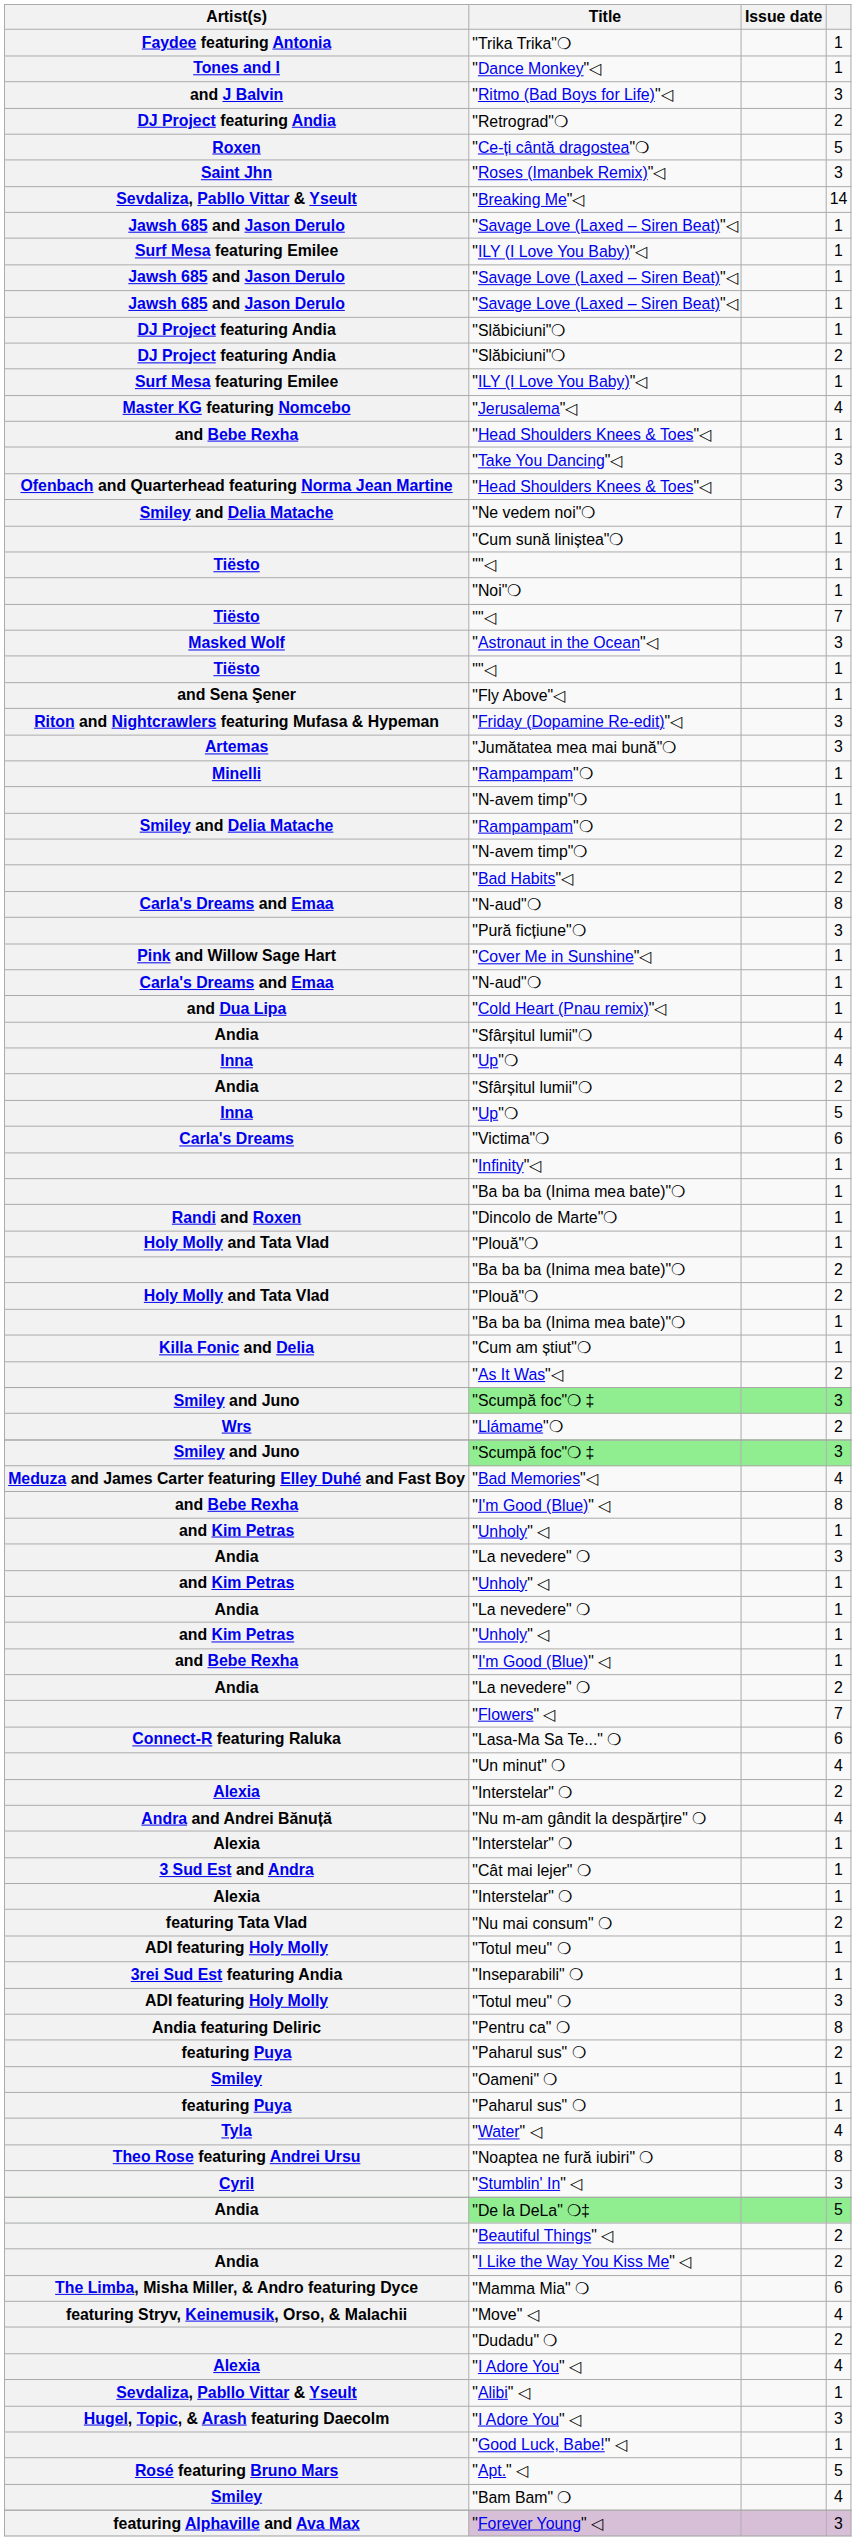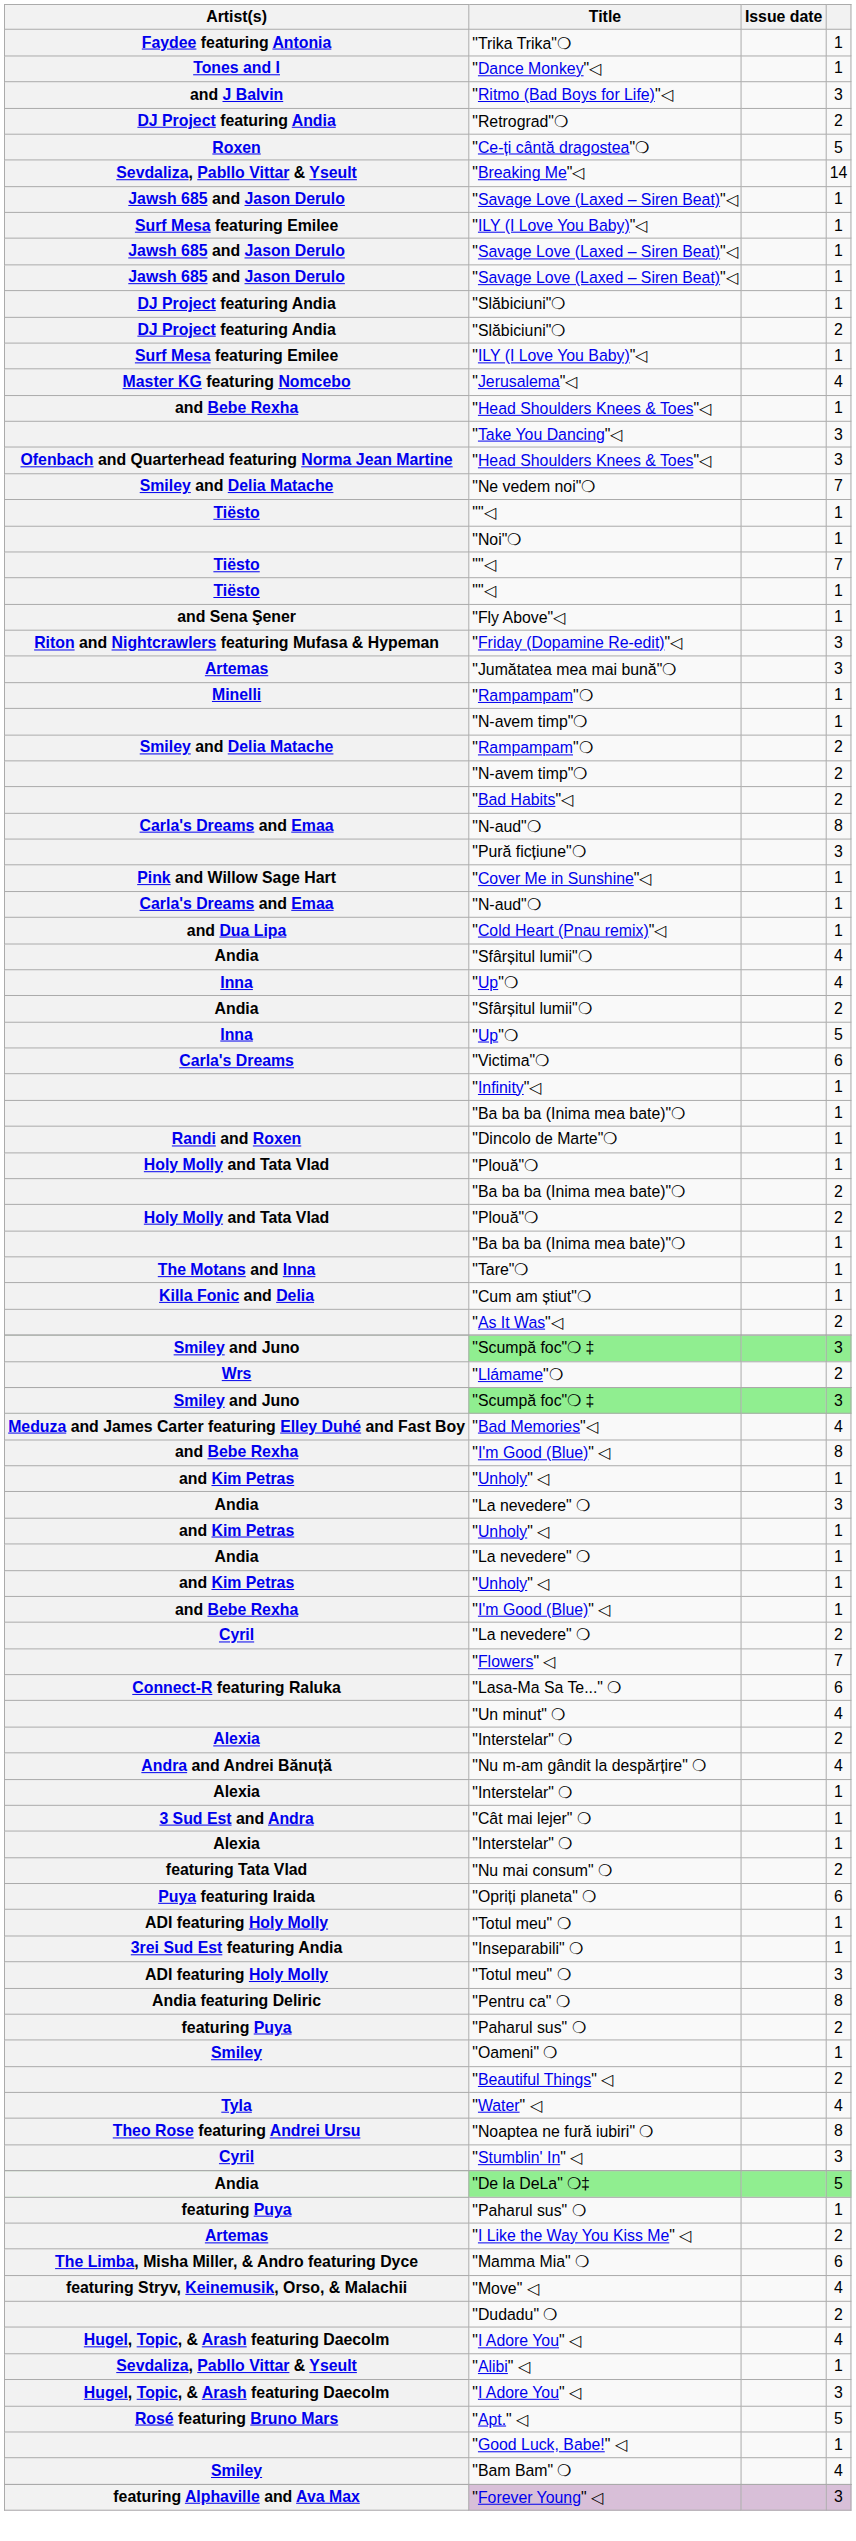- row: (569, 173)
- row: (548, 539)
- row: (565, 643)
+ row: (500, 1270)
(237, 1687) Andia -> (237, 1635) Cyril
+ row: (534, 1897)
rows swapped: (529, 2105) <-> (543, 2236)
(237, 2262) Andia -> (237, 2236) Artemas
(237, 2366) Alexia -> (237, 2340) Hugel, Topic, & Arash featuring Daecolm
rows swapped: (549, 2445) <-> (500, 2471)
